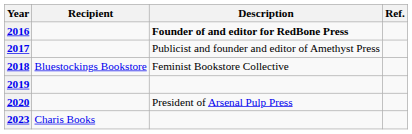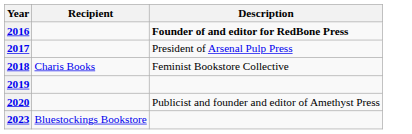- column: (395, 13)
(266, 48) Publicist and founder and editor of Amethyst Press -> (222, 48) President of Arsenal Pulp Press
(91, 66) Bluestockings Bookstore -> (65, 66) Charis Books
(222, 102) President of Arsenal Pulp Press -> (266, 102) Publicist and founder and editor of Amethyst Press
(65, 119) Charis Books -> (91, 119) Bluestockings Bookstore
